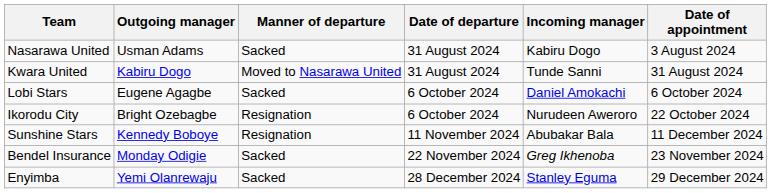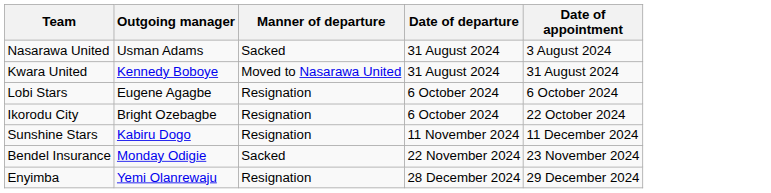- column: (586, 22)
(154, 72) Kabiru Dogo -> (168, 72) Kennedy Boboye
(263, 93) Sacked -> (276, 93) Resignation
(168, 135) Kennedy Boboye -> (154, 135) Kabiru Dogo
(263, 177) Sacked -> (276, 177) Resignation
